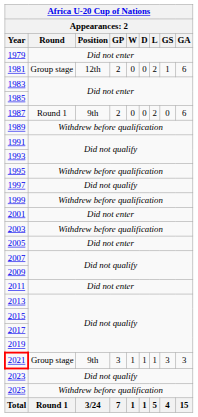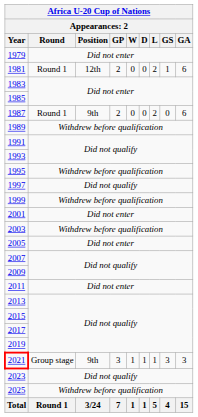(52, 70) Group stage -> (52, 70) Round 1
